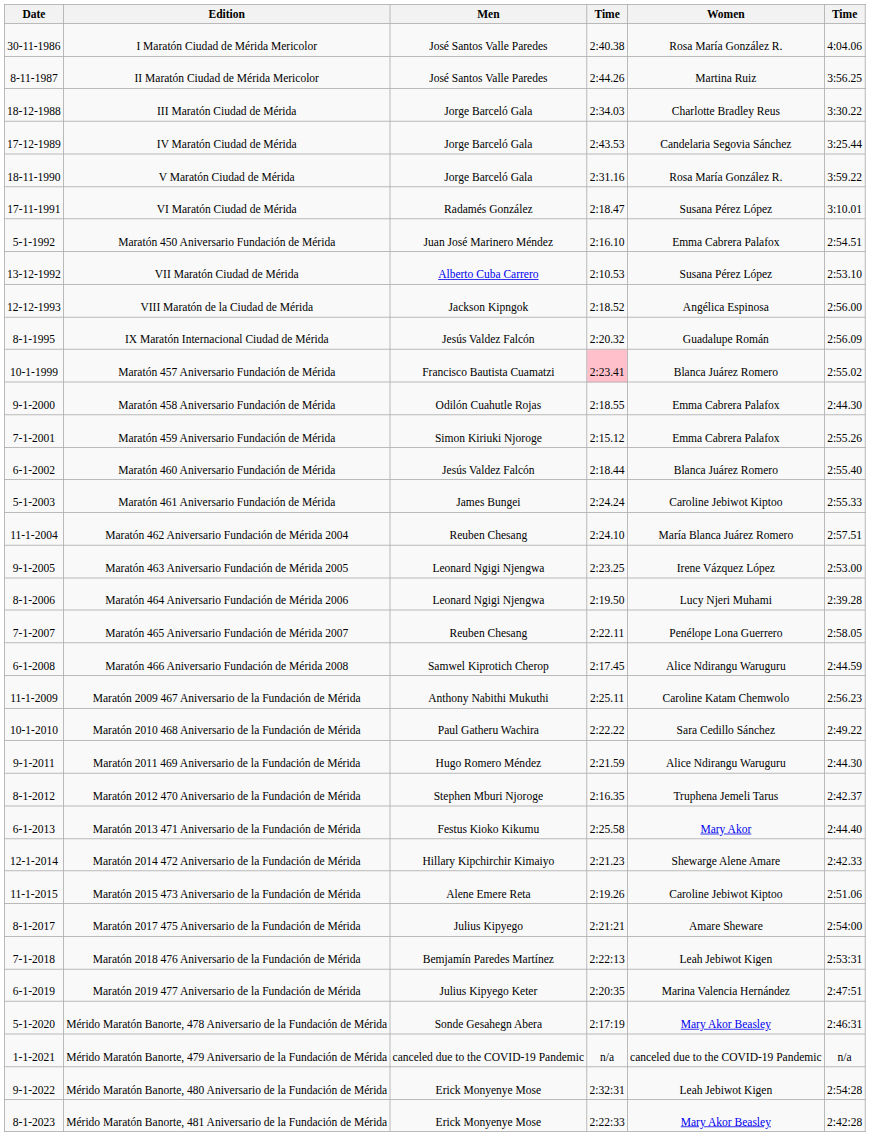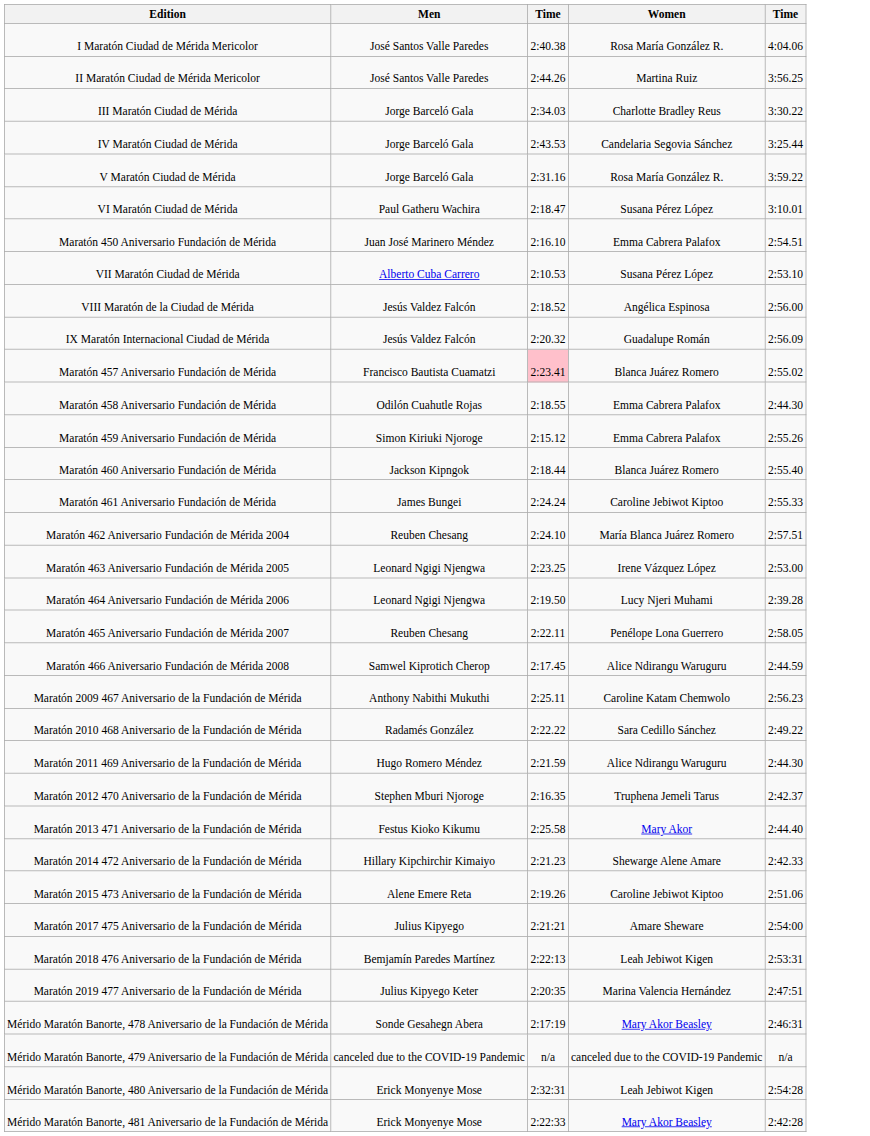- column: (34, 14)
(488, 209) Radamés González -> (429, 209) Paul Gatheru Wachira
(488, 307) Jackson Kipngok -> (429, 307) Jesús Valdez Falcón
(488, 470) Jesús Valdez Falcón -> (429, 470) Jackson Kipngok
(488, 731) Paul Gatheru Wachira -> (429, 731) Radamés González
